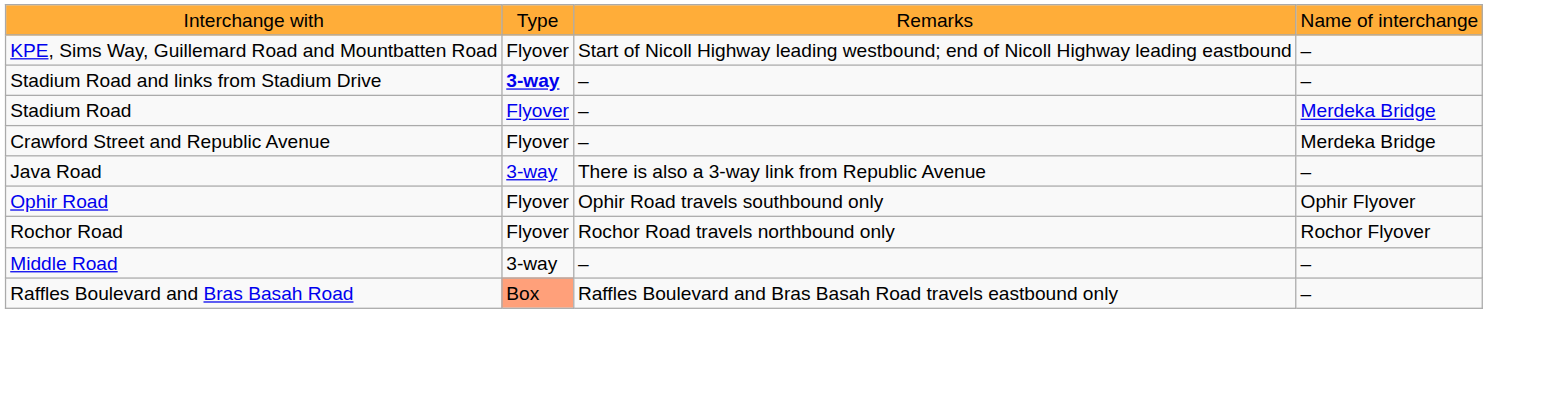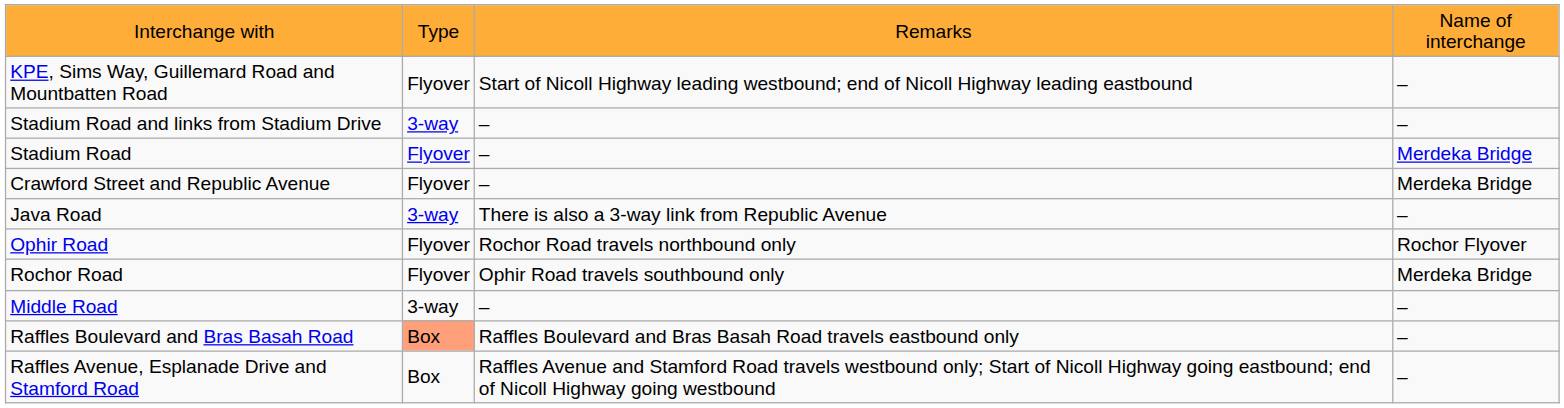(533, 81) bold -> (433, 123) normal
(731, 202) Ophir Road travels southbound only -> (637, 245) Rochor Road travels northbound only
(1358, 202) Ophir Flyover -> (1462, 245) Rochor Flyover
(736, 232) Rochor Road travels northbound only -> (631, 275) Ophir Road travels southbound only
(1365, 232) Rochor Flyover -> (1464, 275) Merdeka Bridge
+ row: (168, 377)
